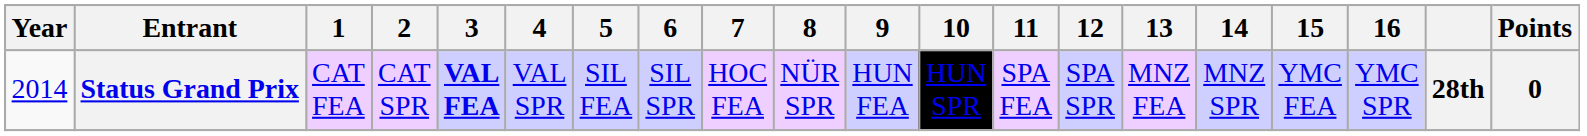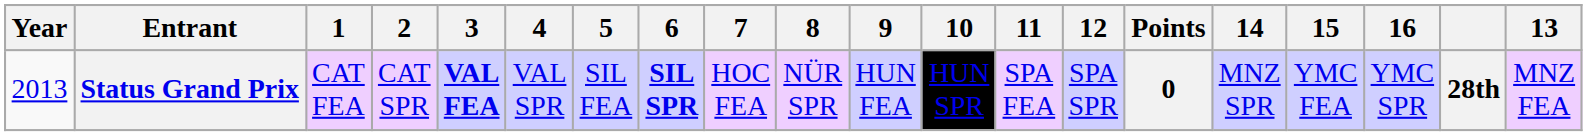columns swapped: (1159, 27) <-> (1535, 27)
(39, 89) 2014 -> (39, 89) 2013
(670, 89) normal -> (672, 89) bold
